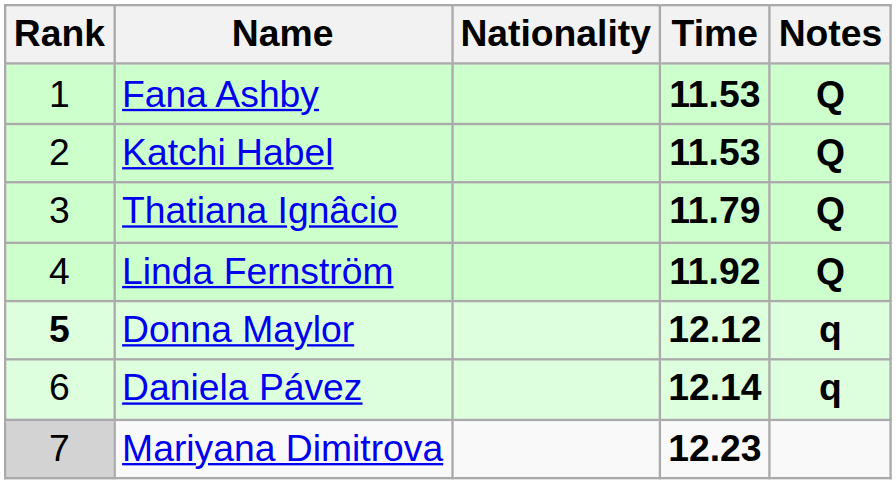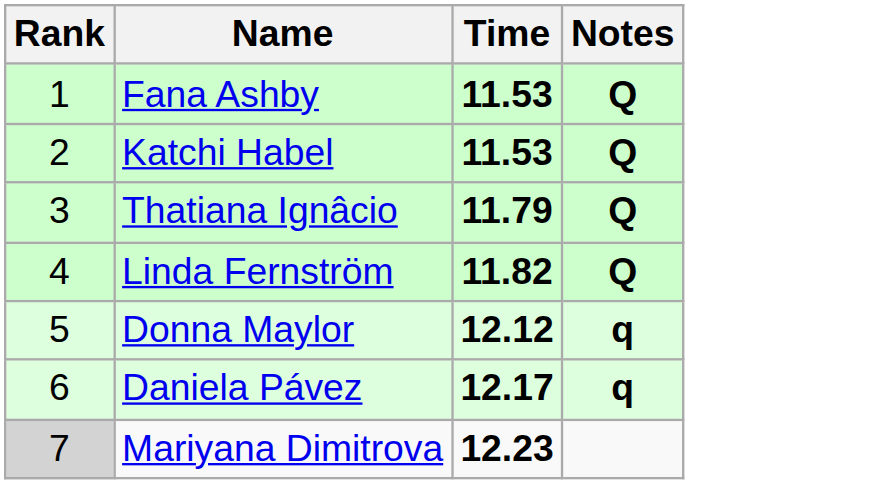- column: (556, 34)
(715, 270) 11.92 -> (507, 270) 11.82
(59, 329) bold -> (59, 329) normal
(715, 388) 12.14 -> (507, 388) 12.17
